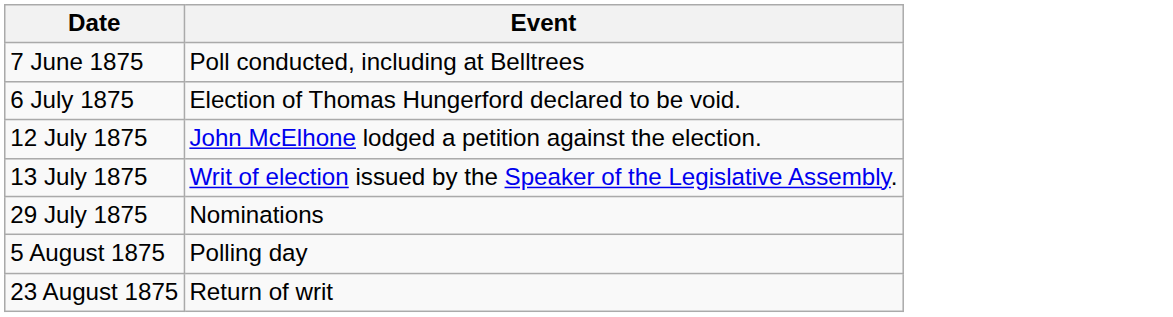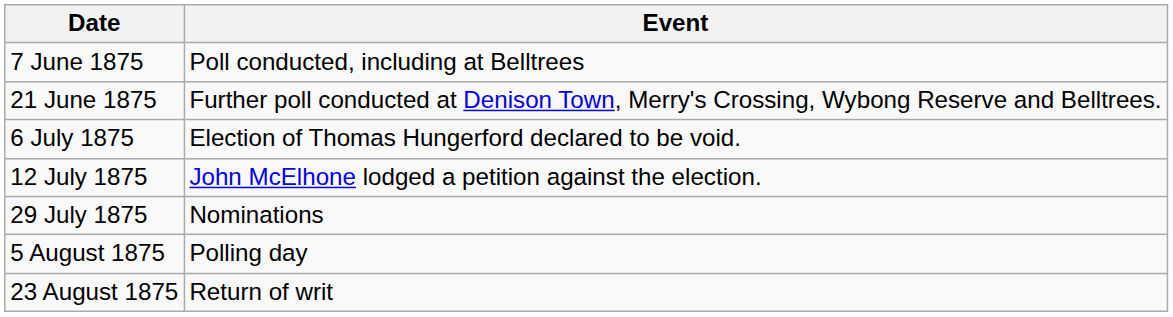+ row: (84, 100)
- row: (79, 176)
